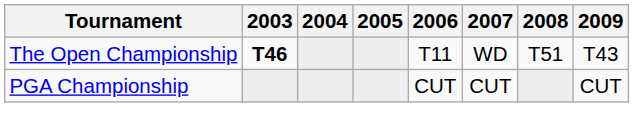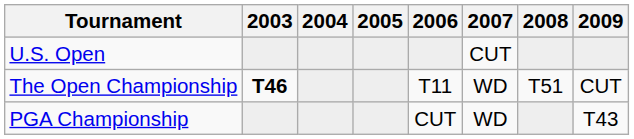+ row: (57, 54)
(601, 54) T43 -> (601, 86) CUT
(490, 86) CUT -> (490, 119) WD
(601, 86) CUT -> (601, 119) T43
